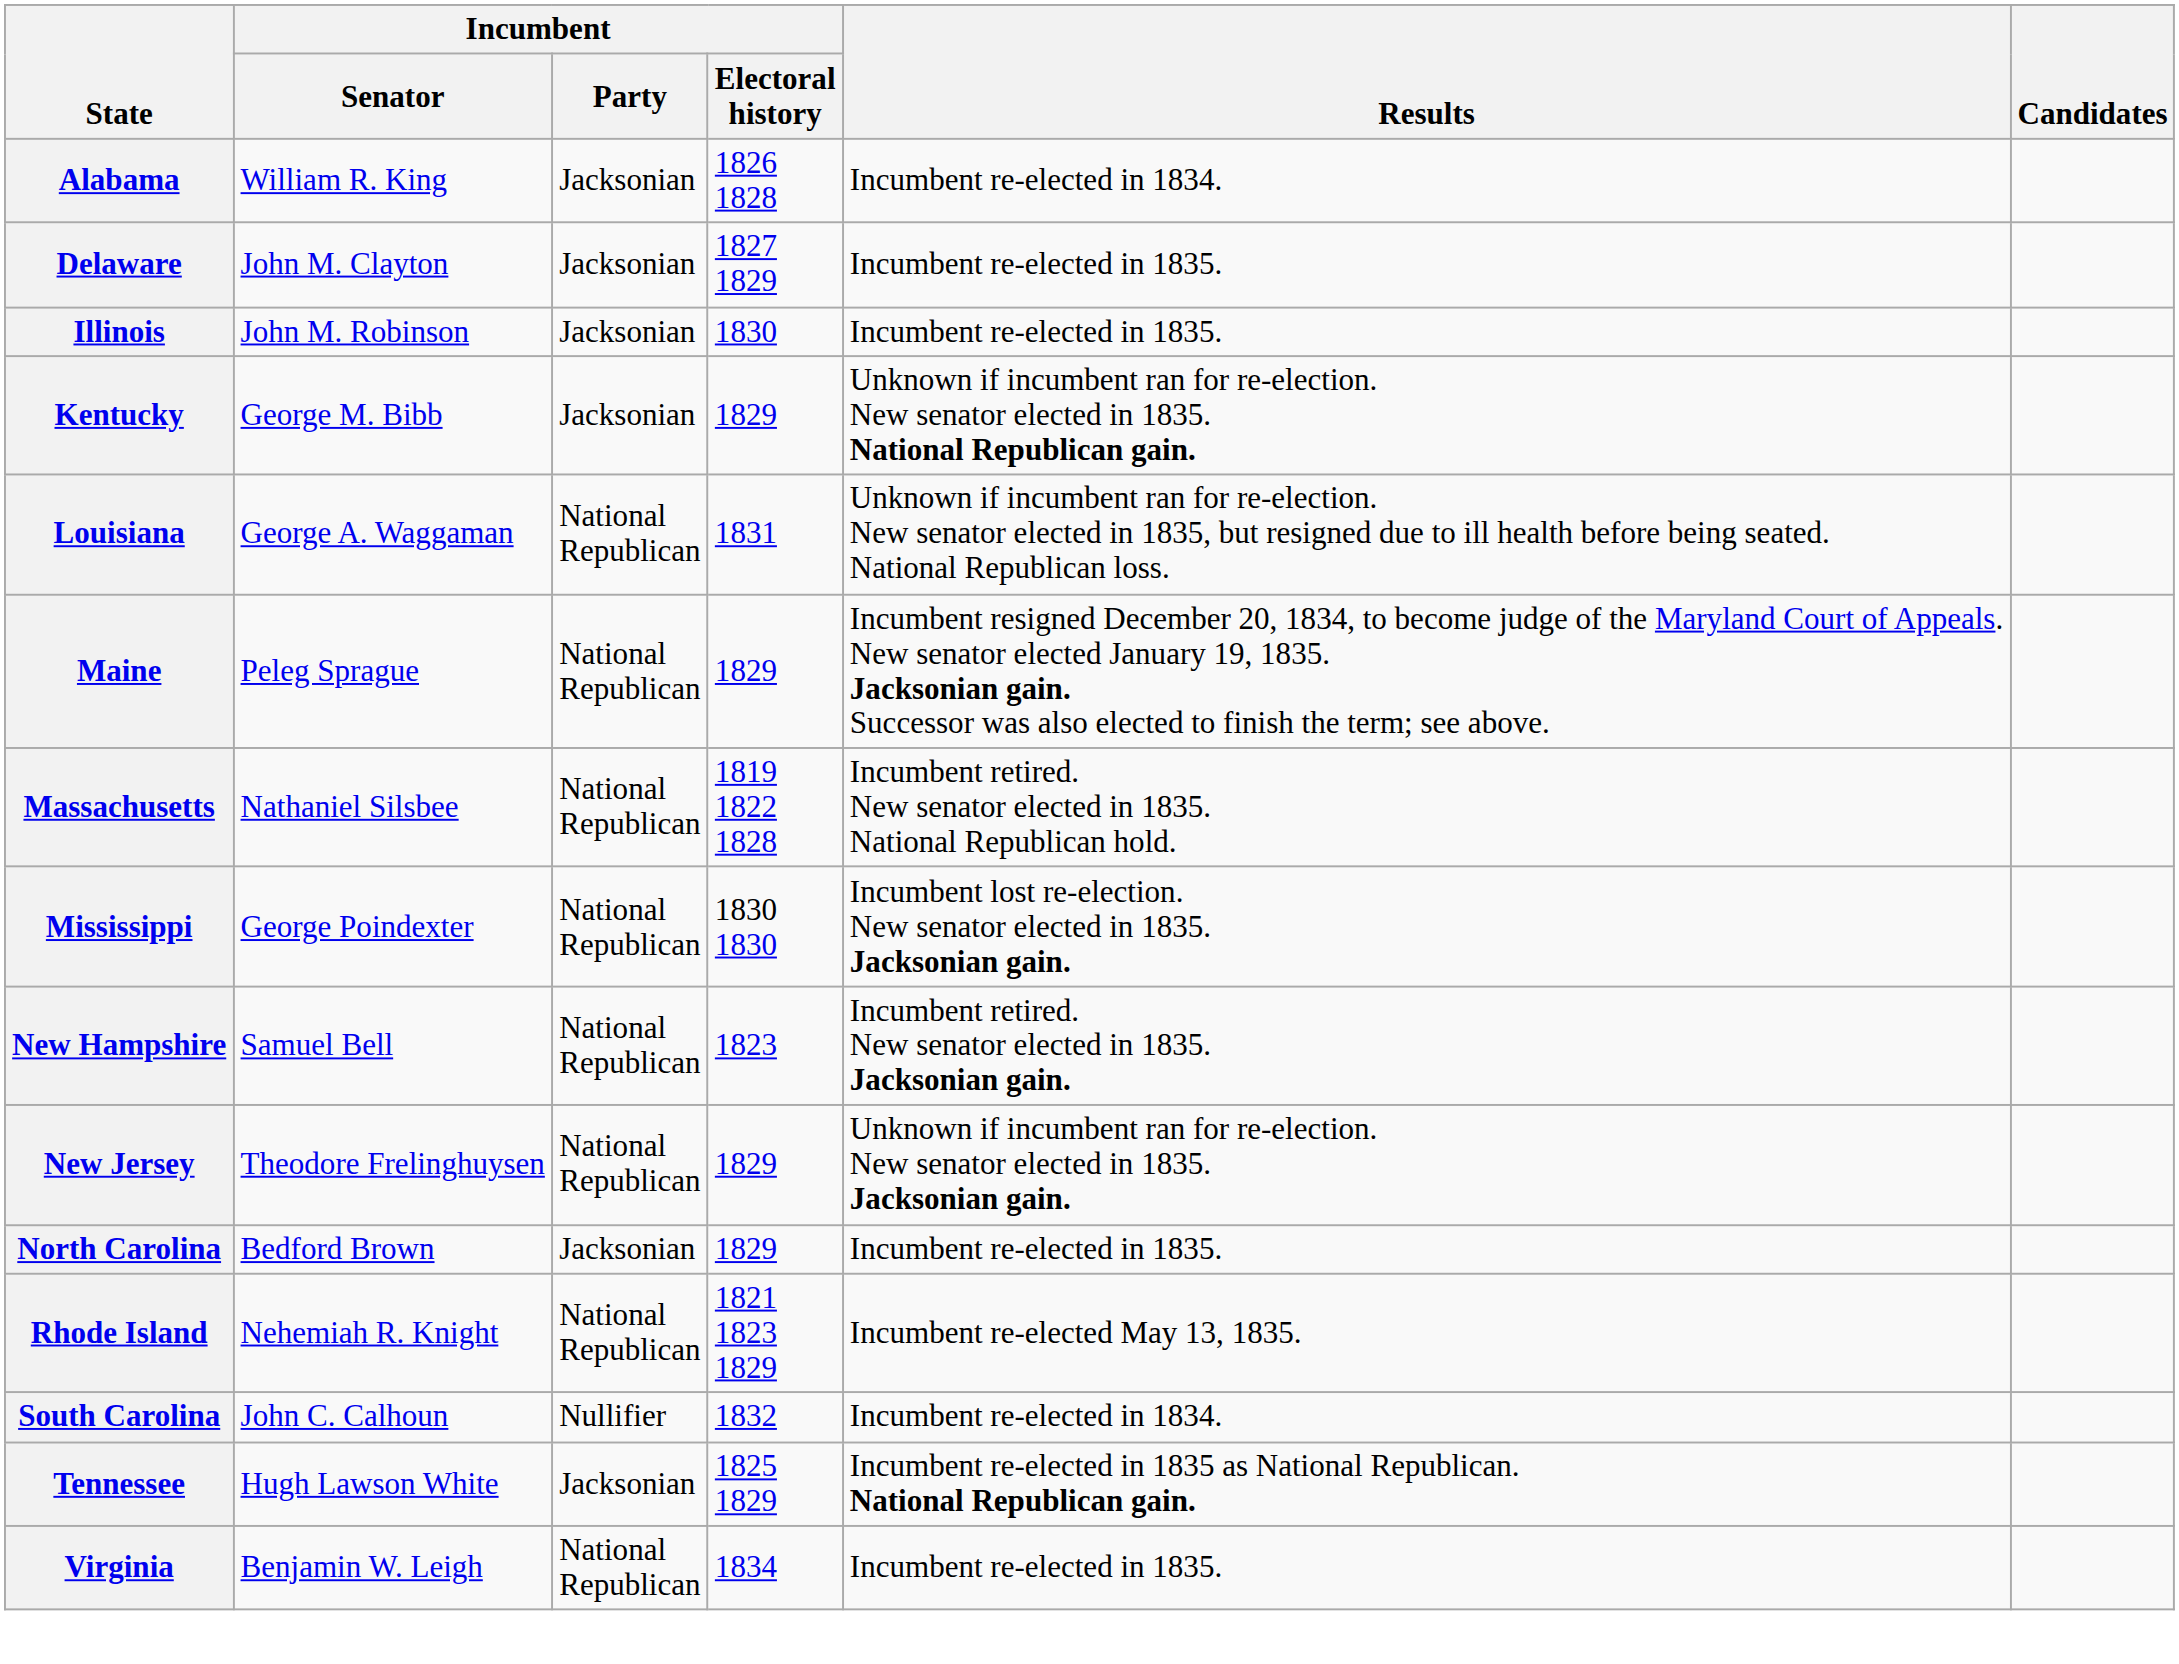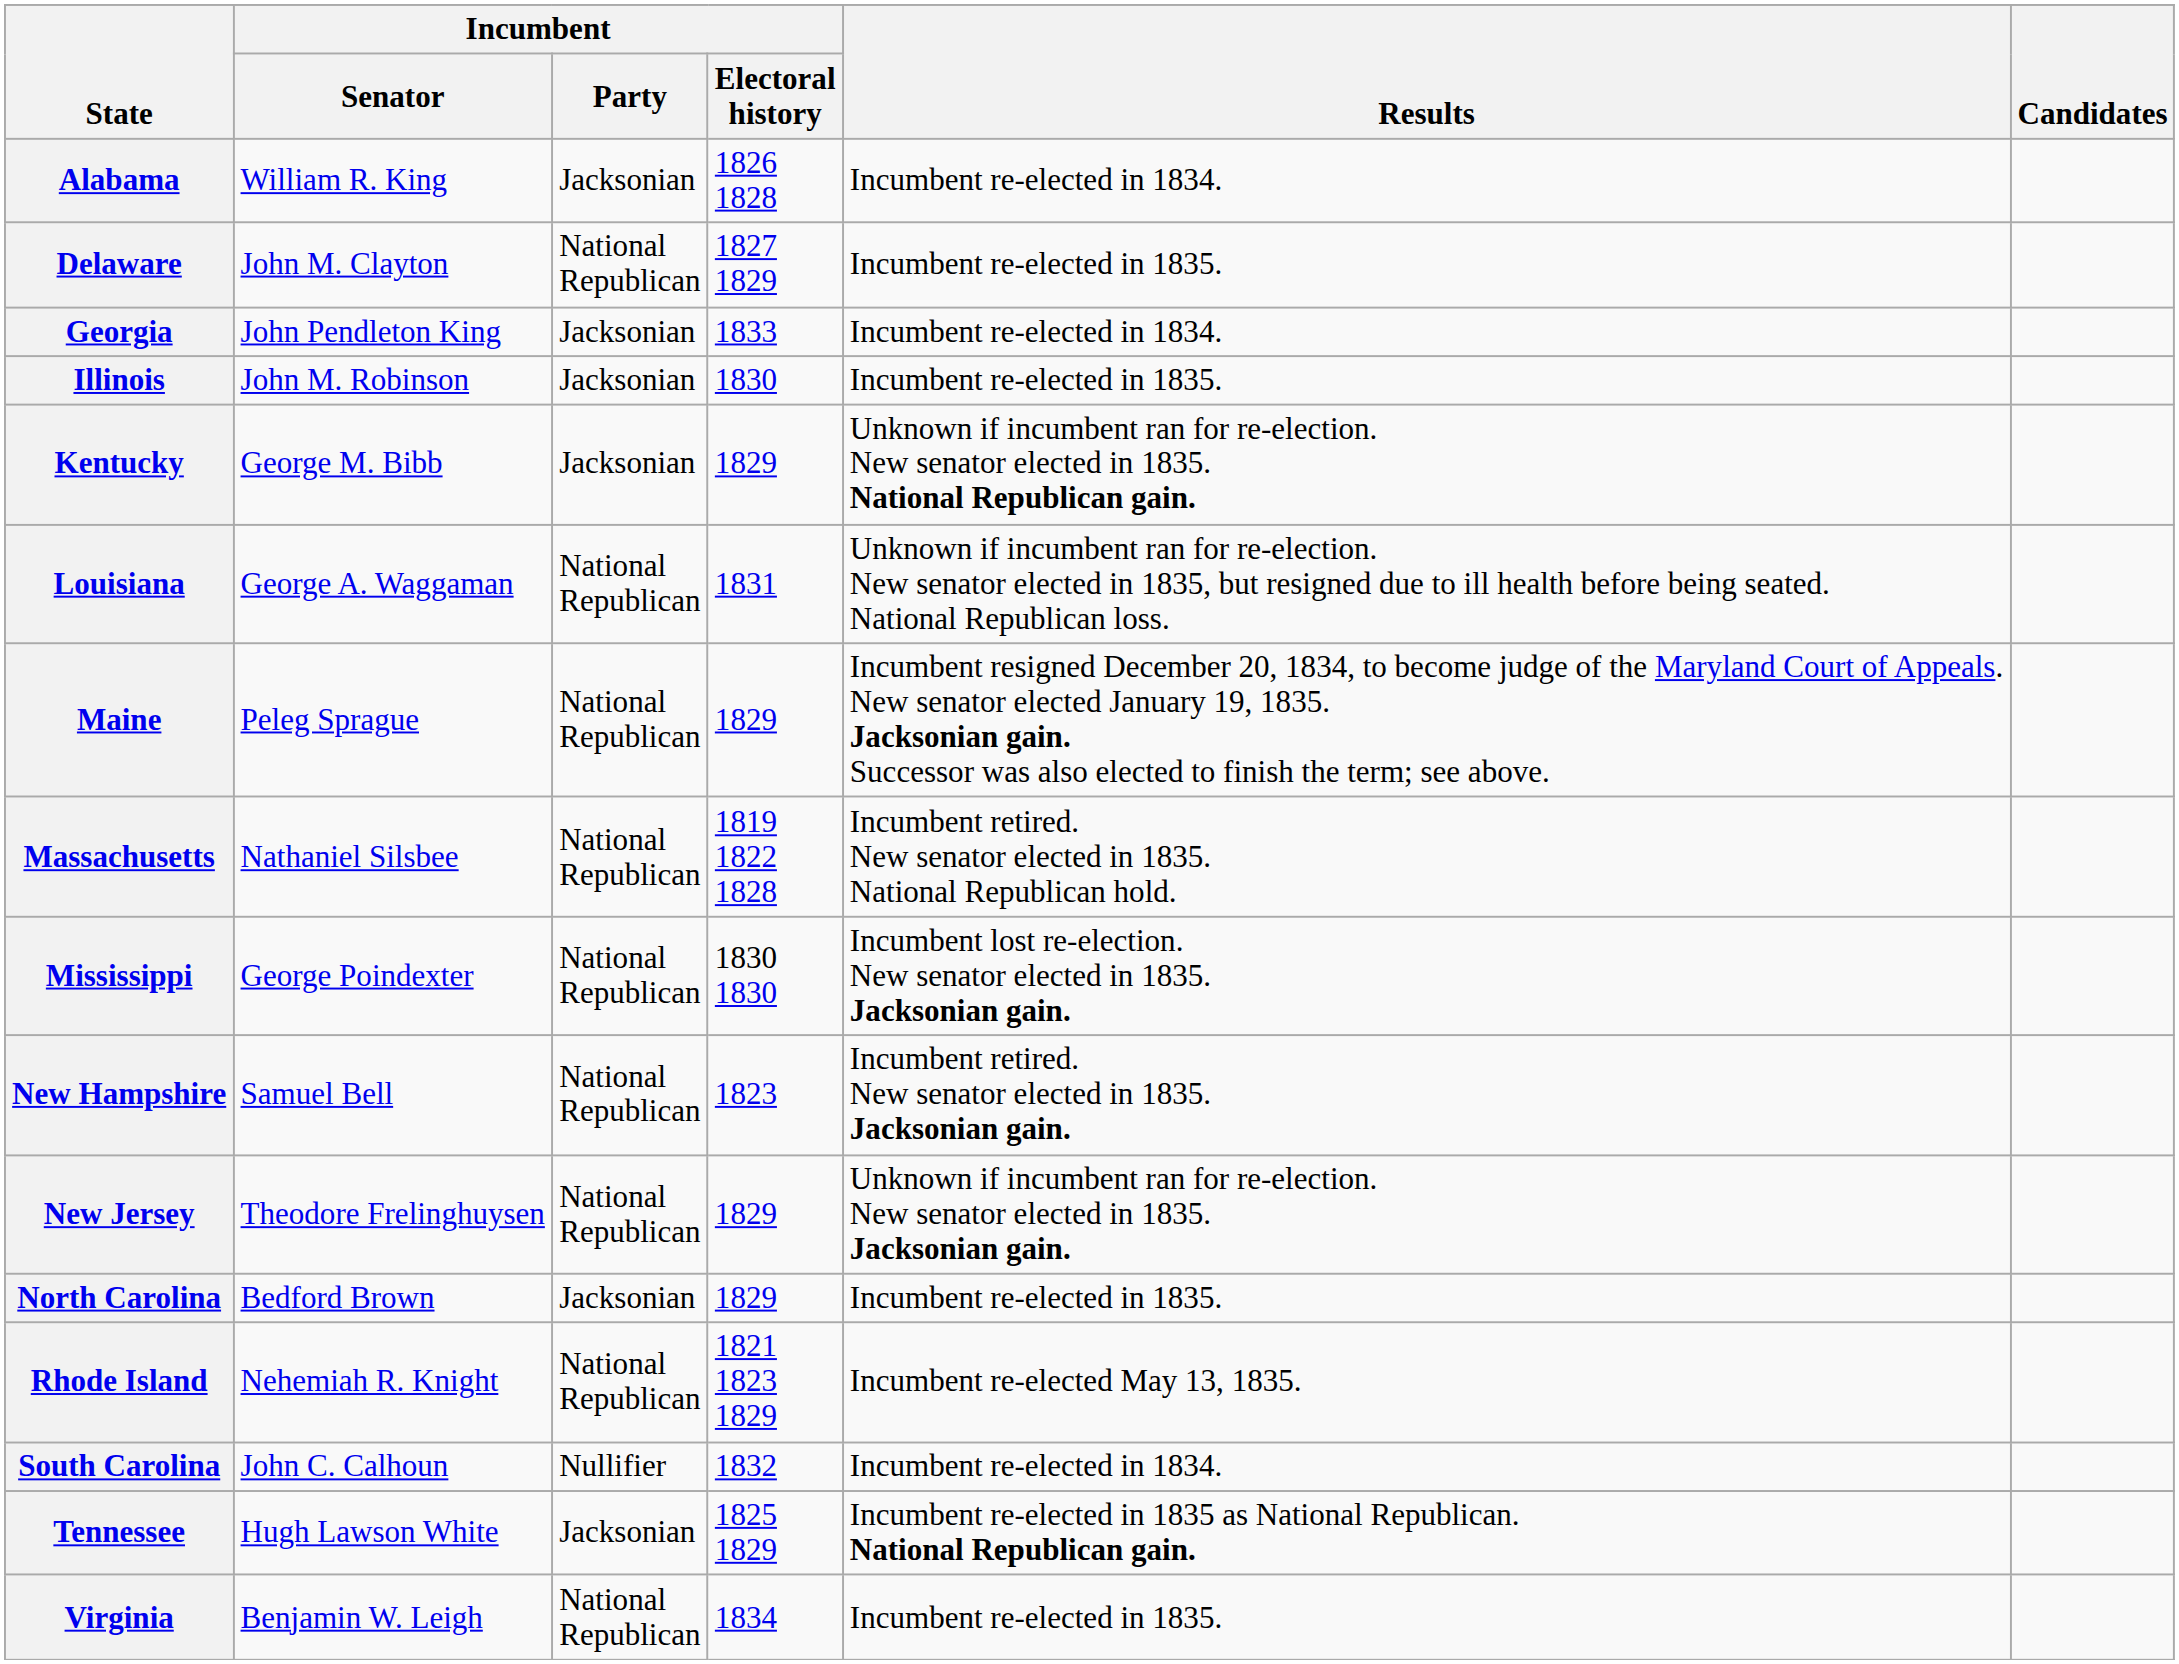(627, 264) Jacksonian -> (630, 264) National Republican
+ row: (119, 330)
